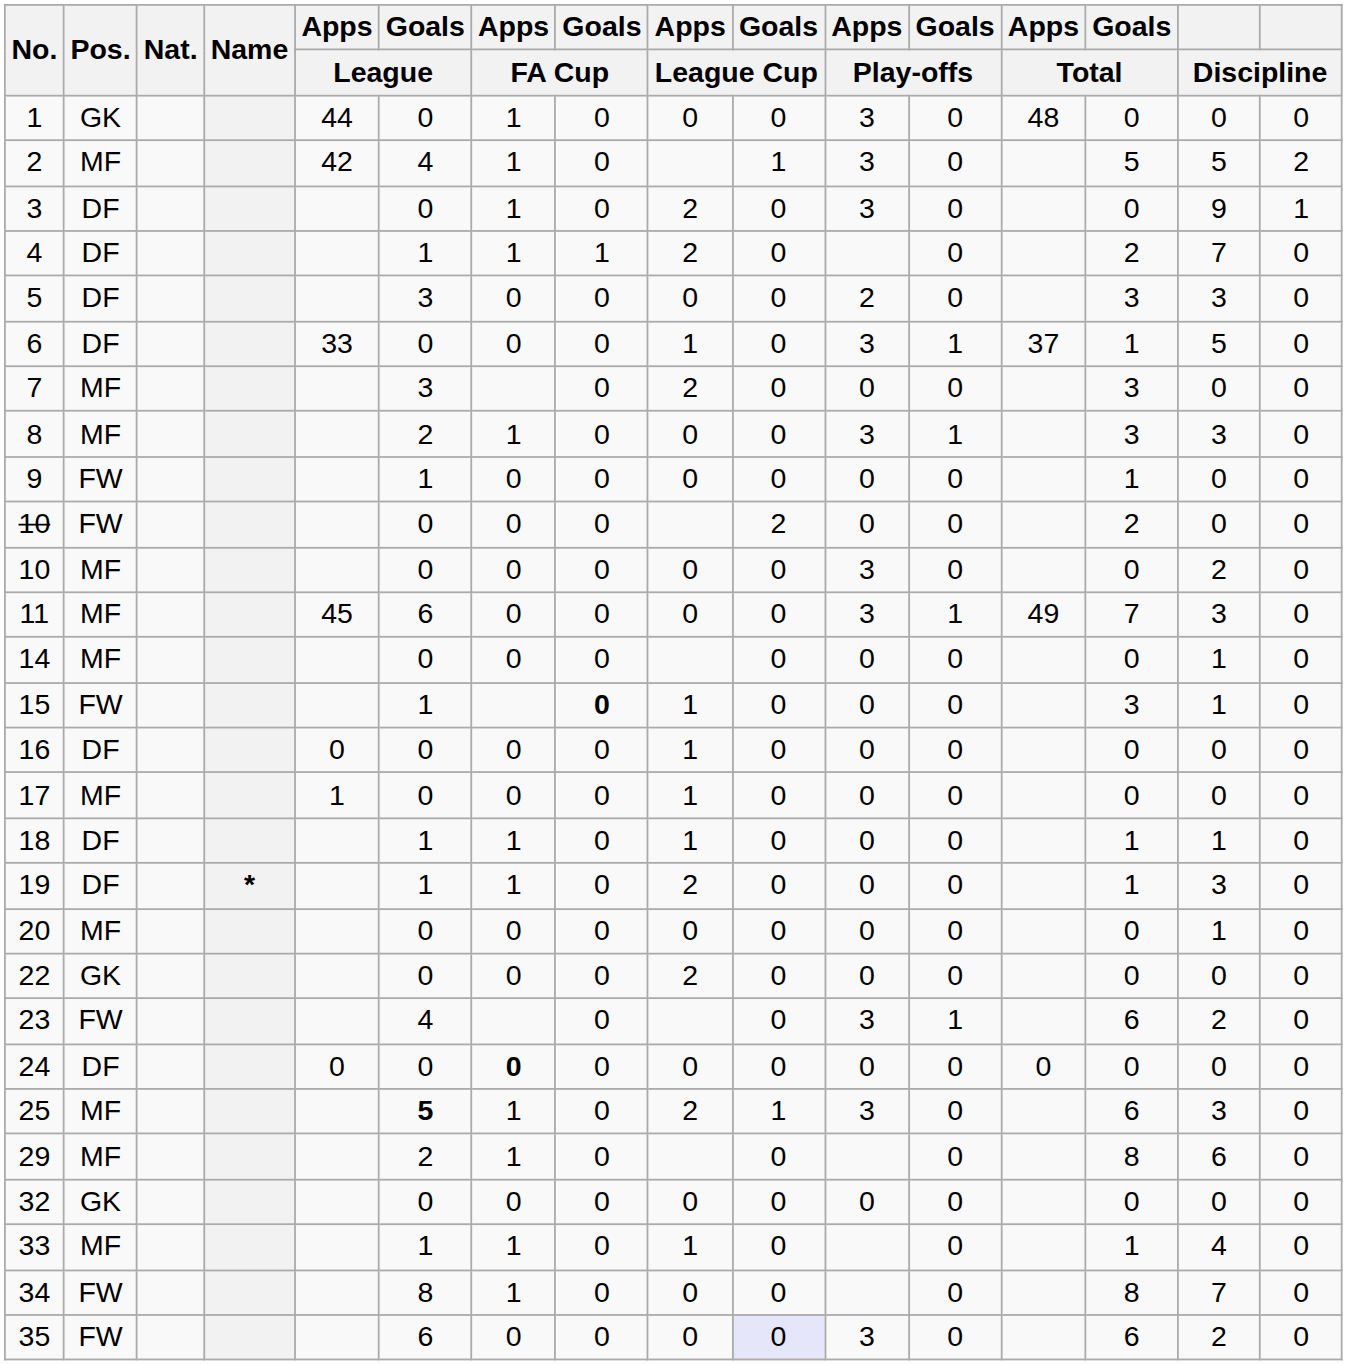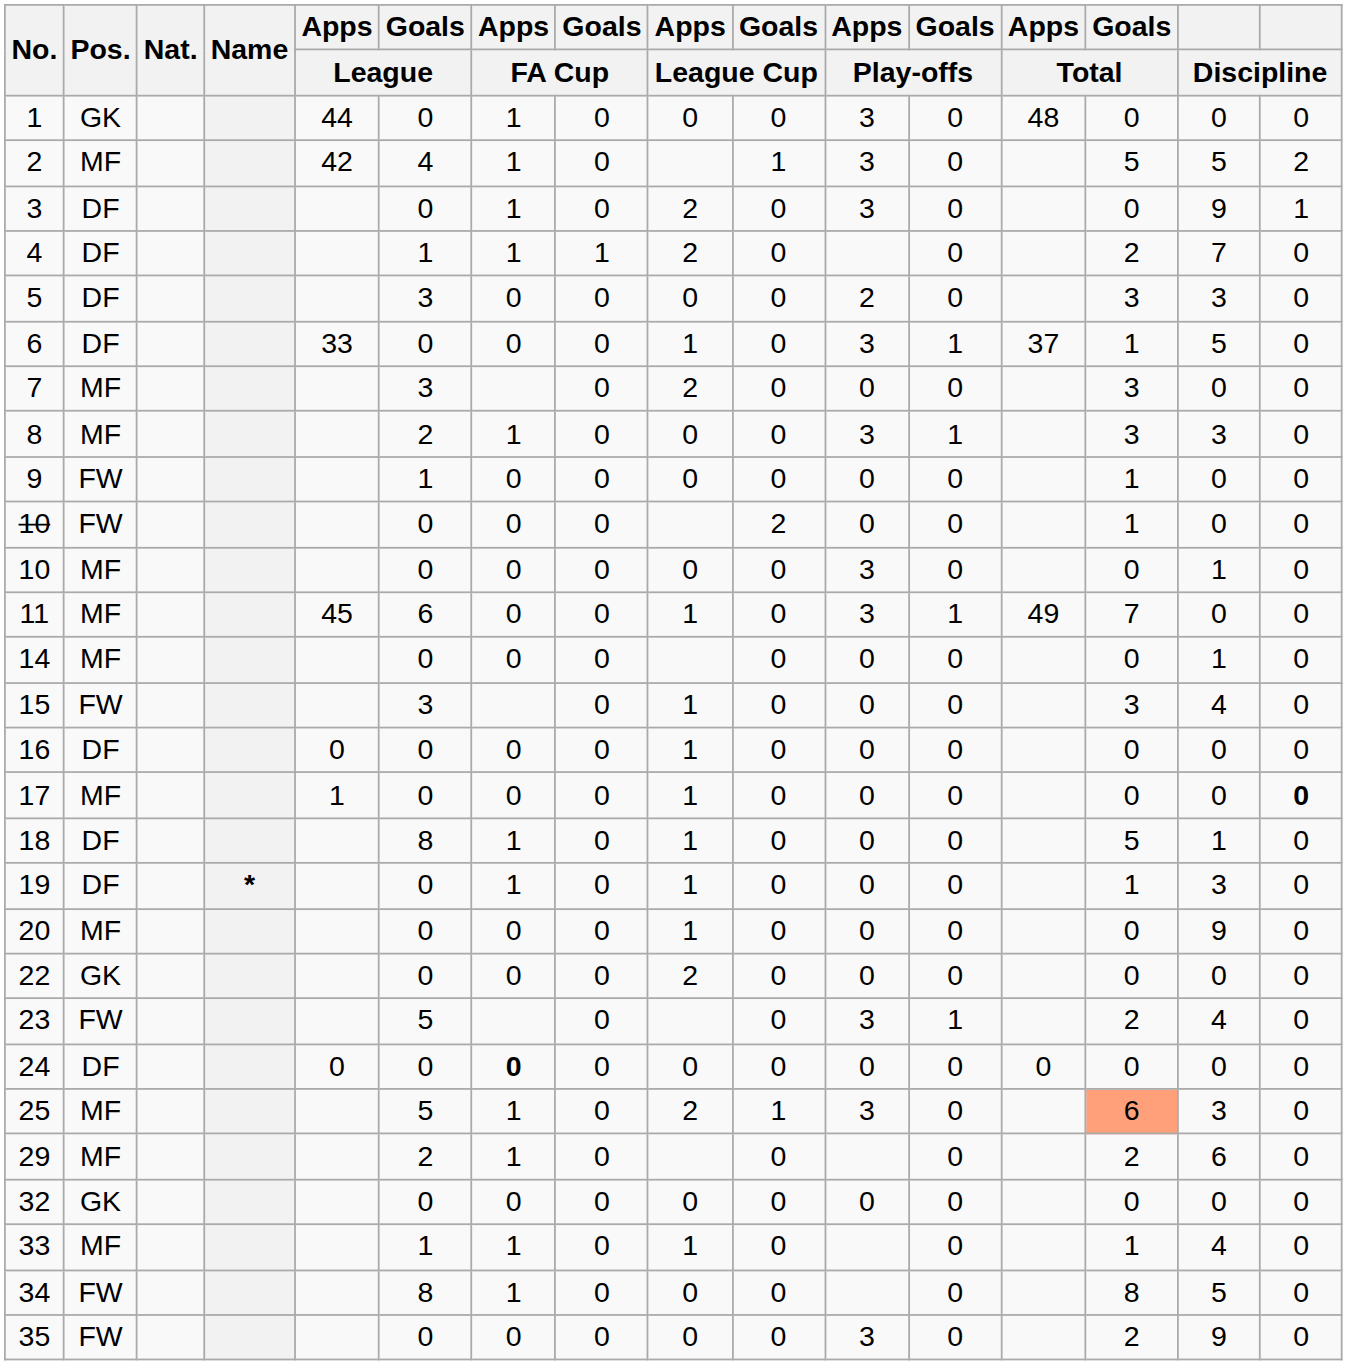(1132, 523) 2 -> (1132, 523) 1
(1219, 569) 2 -> (1219, 569) 1
(690, 614) 0 -> (690, 614) 1
(1219, 614) 3 -> (1219, 614) 0
(425, 704) 1 -> (425, 704) 3
(602, 704) bold -> (602, 704) normal
(1219, 704) 1 -> (1219, 704) 4
(1301, 794) normal -> (1301, 794) bold
(425, 840) 1 -> (425, 840) 8
(1132, 840) 1 -> (1132, 840) 5
(425, 885) 1 -> (425, 885) 0
(690, 885) 2 -> (690, 885) 1
(690, 930) 0 -> (690, 930) 1
(1219, 930) 1 -> (1219, 930) 9
(425, 1020) 4 -> (425, 1020) 5
(1132, 1020) 6 -> (1132, 1020) 2
(1219, 1020) 2 -> (1219, 1020) 4
(425, 1111) bold -> (425, 1111) normal
(1132, 1111) no background -> (1132, 1111) lightsalmon background
(1132, 1156) 8 -> (1132, 1156) 2
(1219, 1291) 7 -> (1219, 1291) 5
(425, 1336) 6 -> (425, 1336) 0
(779, 1336) lavender background -> (779, 1336) no background
(1132, 1336) 6 -> (1132, 1336) 2
(1219, 1336) 2 -> (1219, 1336) 9
